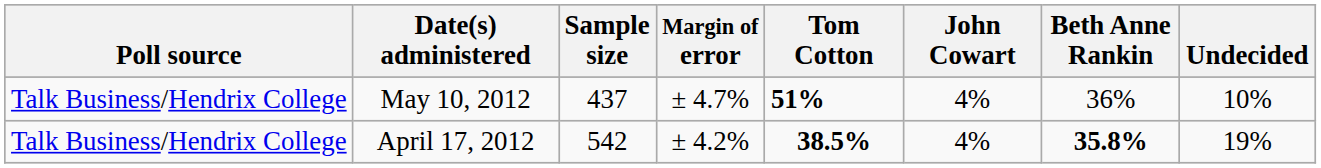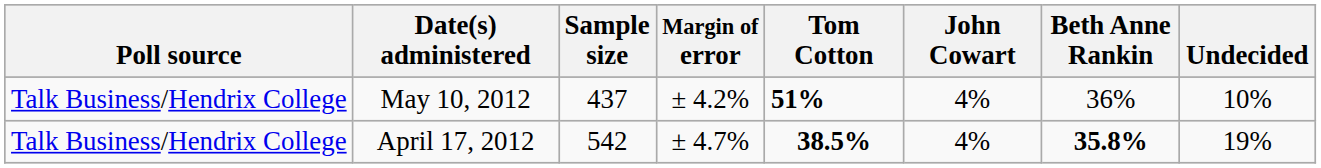(710, 98) ± 4.7% -> (710, 98) ± 4.2%
(710, 141) ± 4.2% -> (710, 141) ± 4.7%
